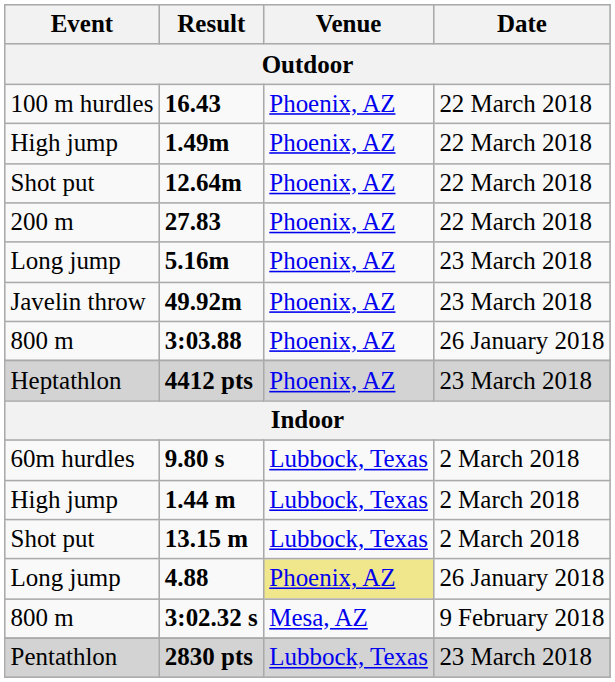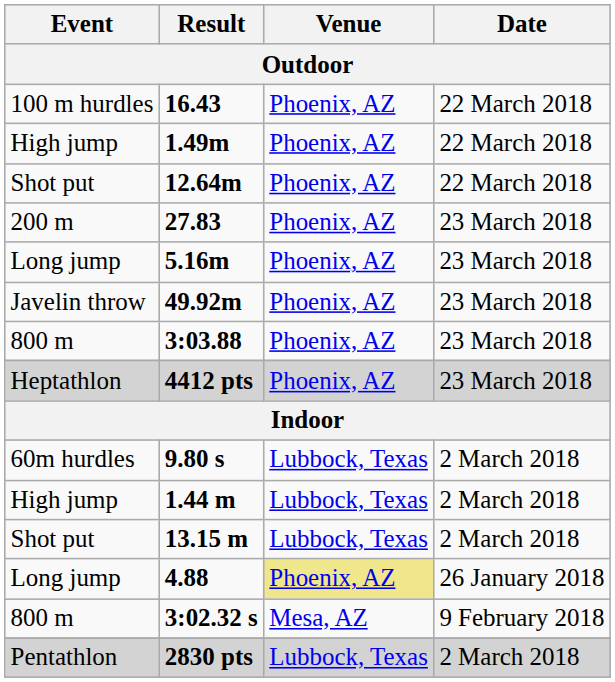(516, 222) 22 March 2018 -> (516, 222) 23 March 2018
(522, 340) 26 January 2018 -> (516, 340) 23 March 2018
(516, 657) 23 March 2018 -> (509, 657) 2 March 2018
